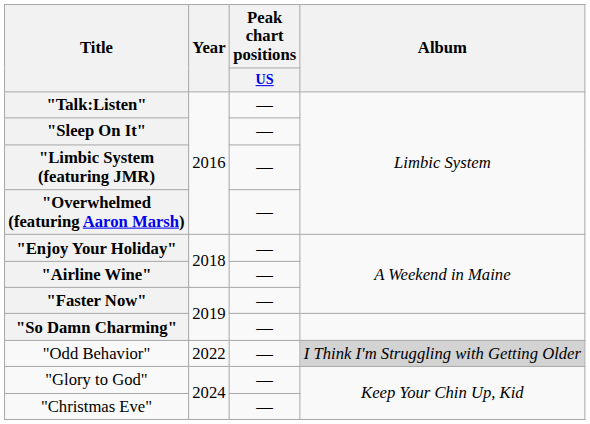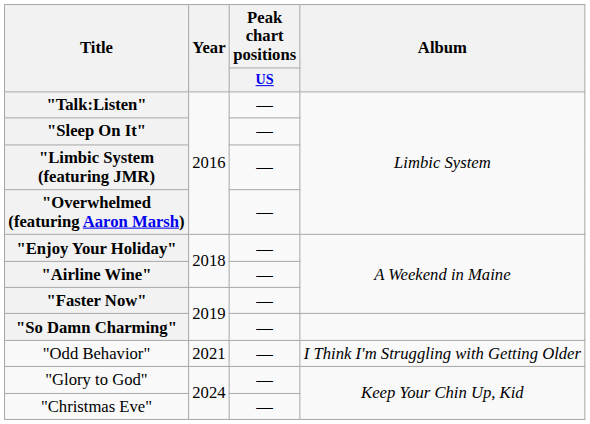(209, 353) 2022 -> (209, 353) 2021
(442, 353) lightgrey background -> (442, 353) no background
